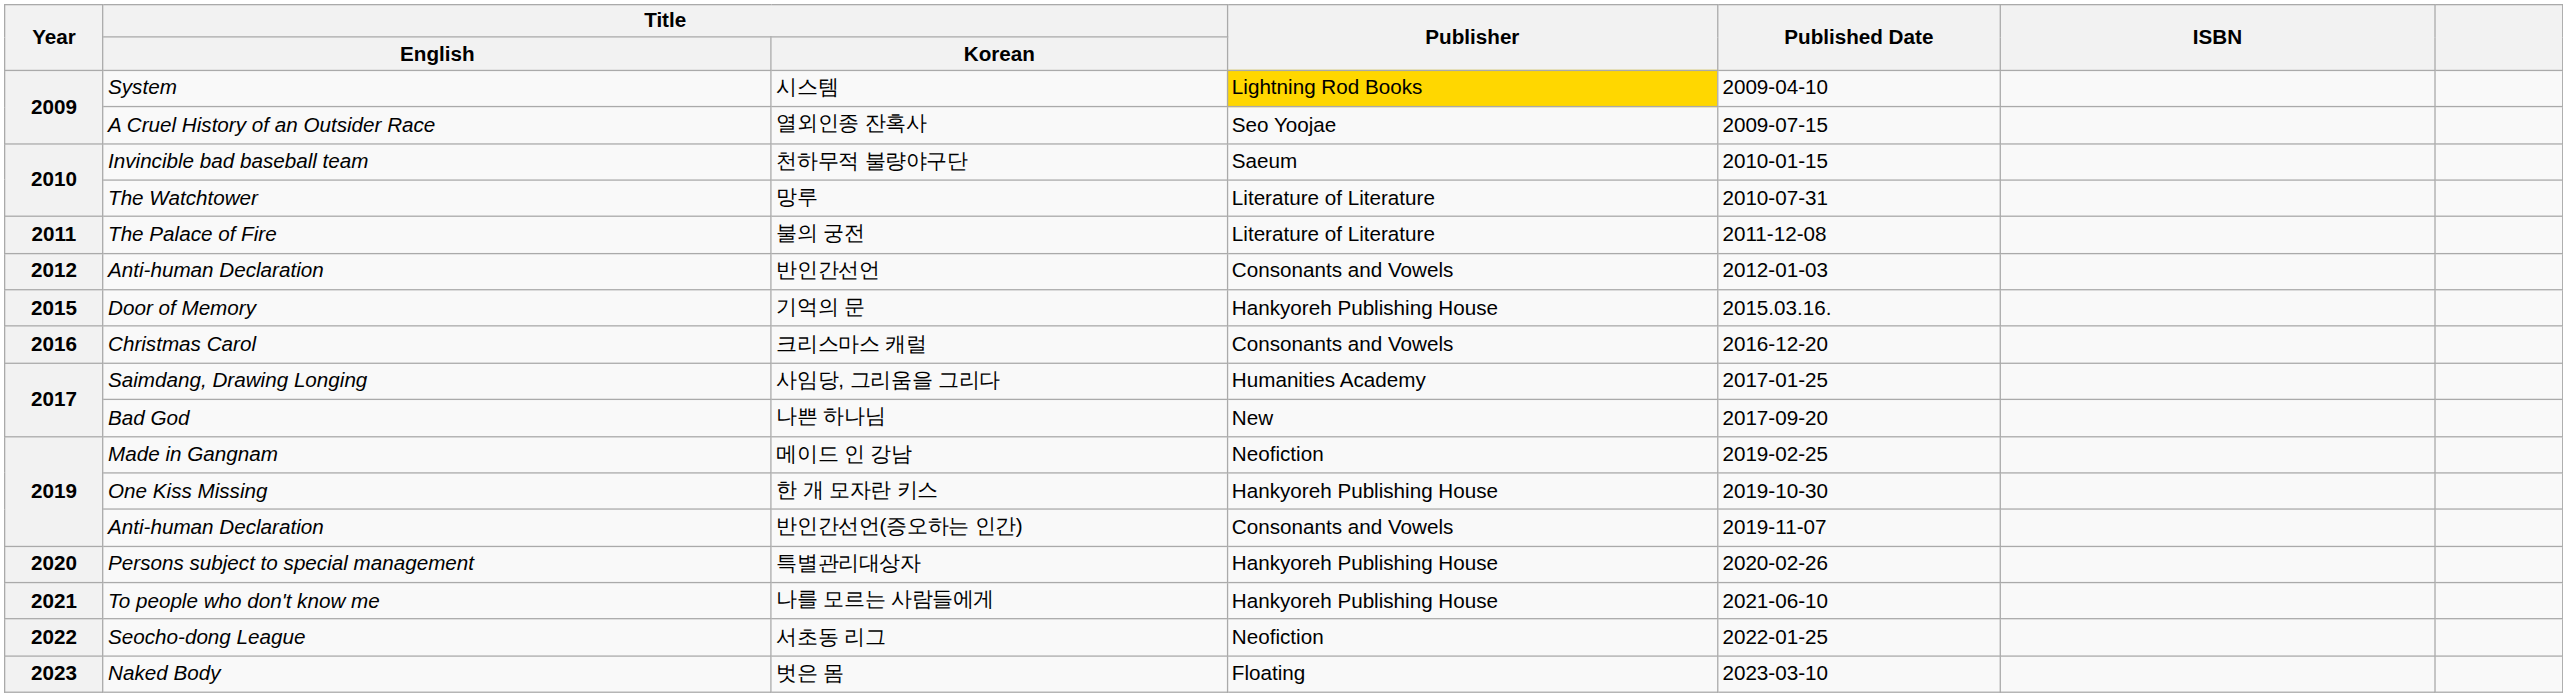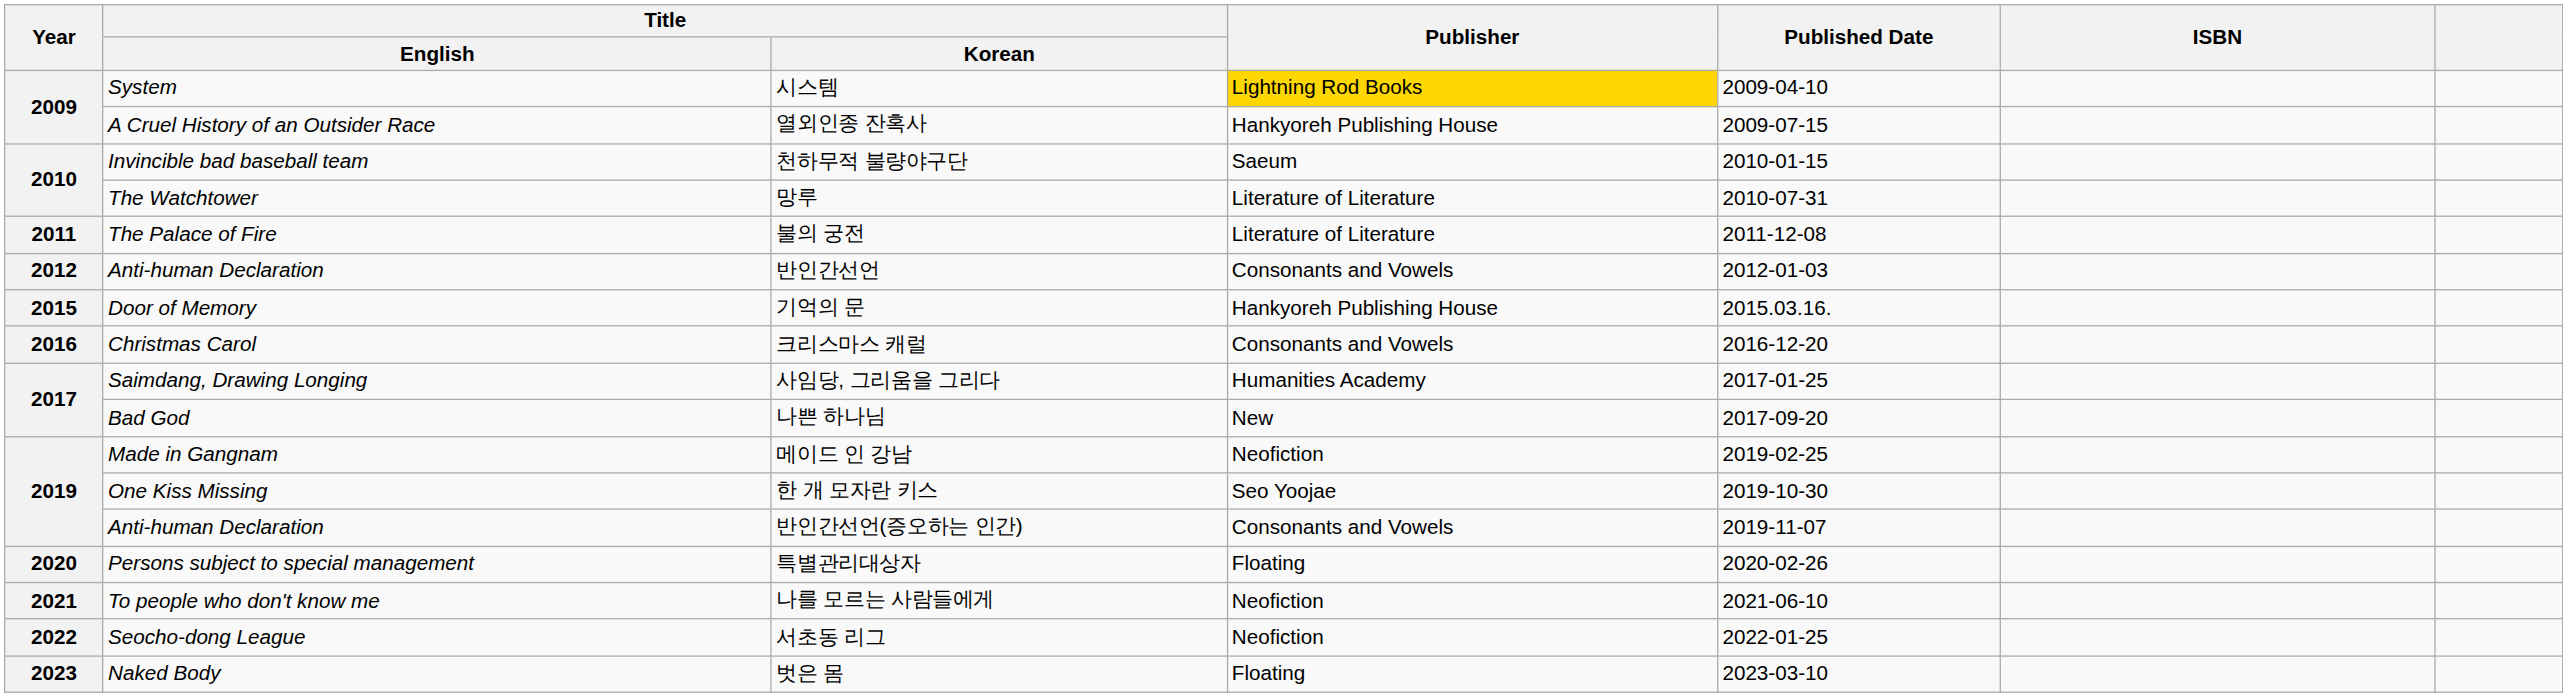(1284, 124) Seo Yoojae -> (1365, 124) Hankyoreh Publishing House
(1365, 490) Hankyoreh Publishing House -> (1284, 490) Seo Yoojae
(1365, 564) Hankyoreh Publishing House -> (1269, 564) Floating
(1365, 600) Hankyoreh Publishing House -> (1278, 600) Neofiction
